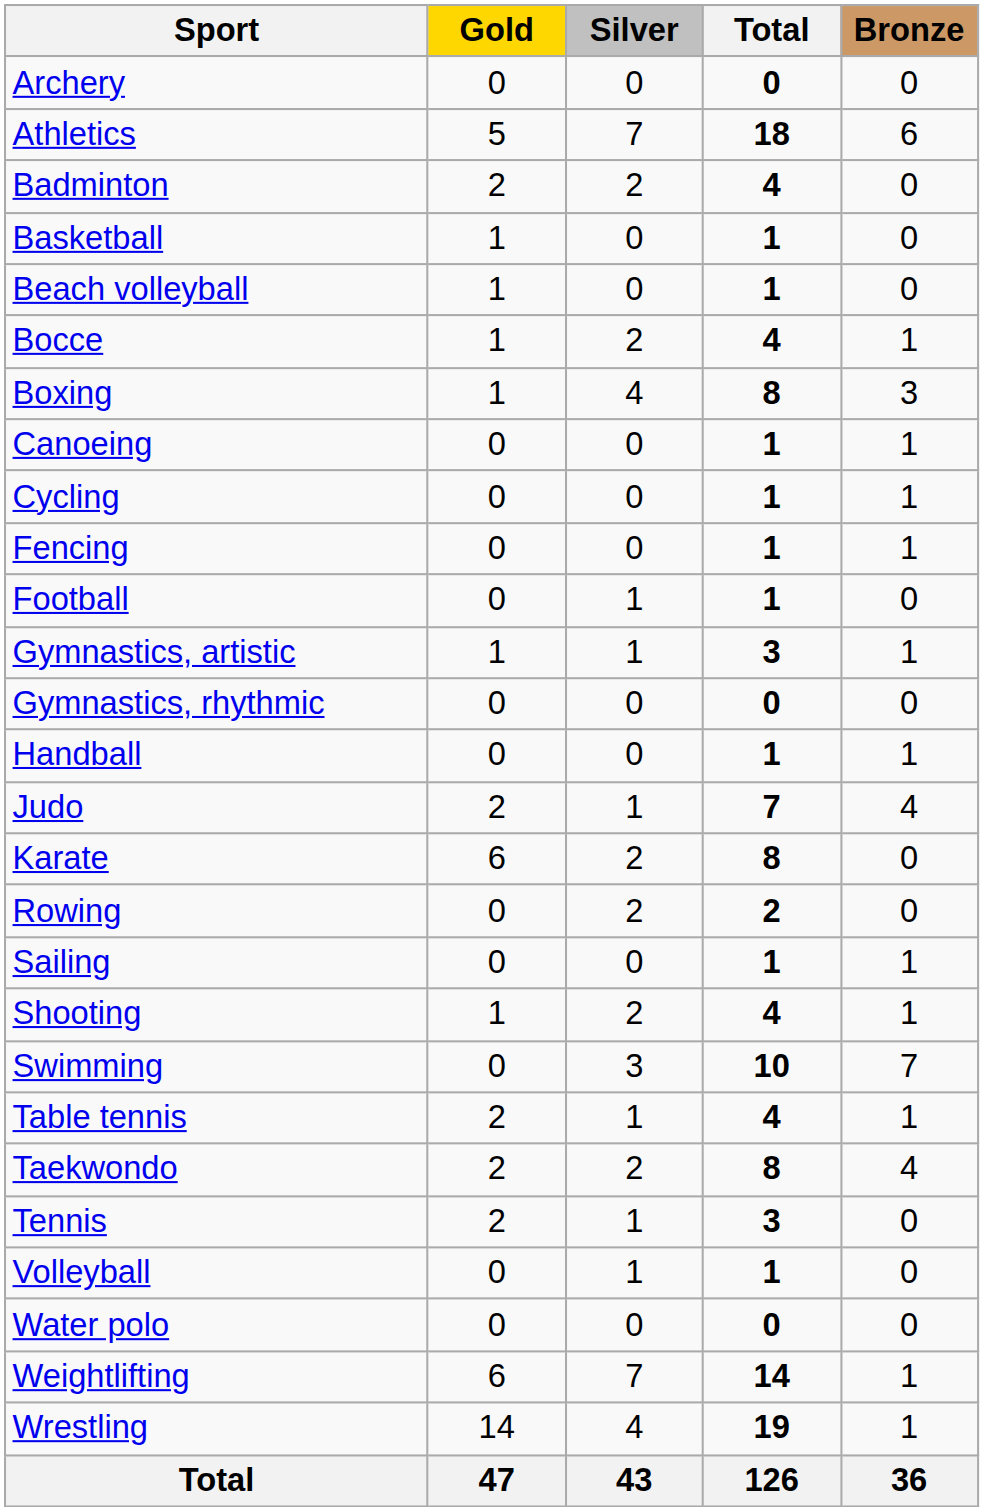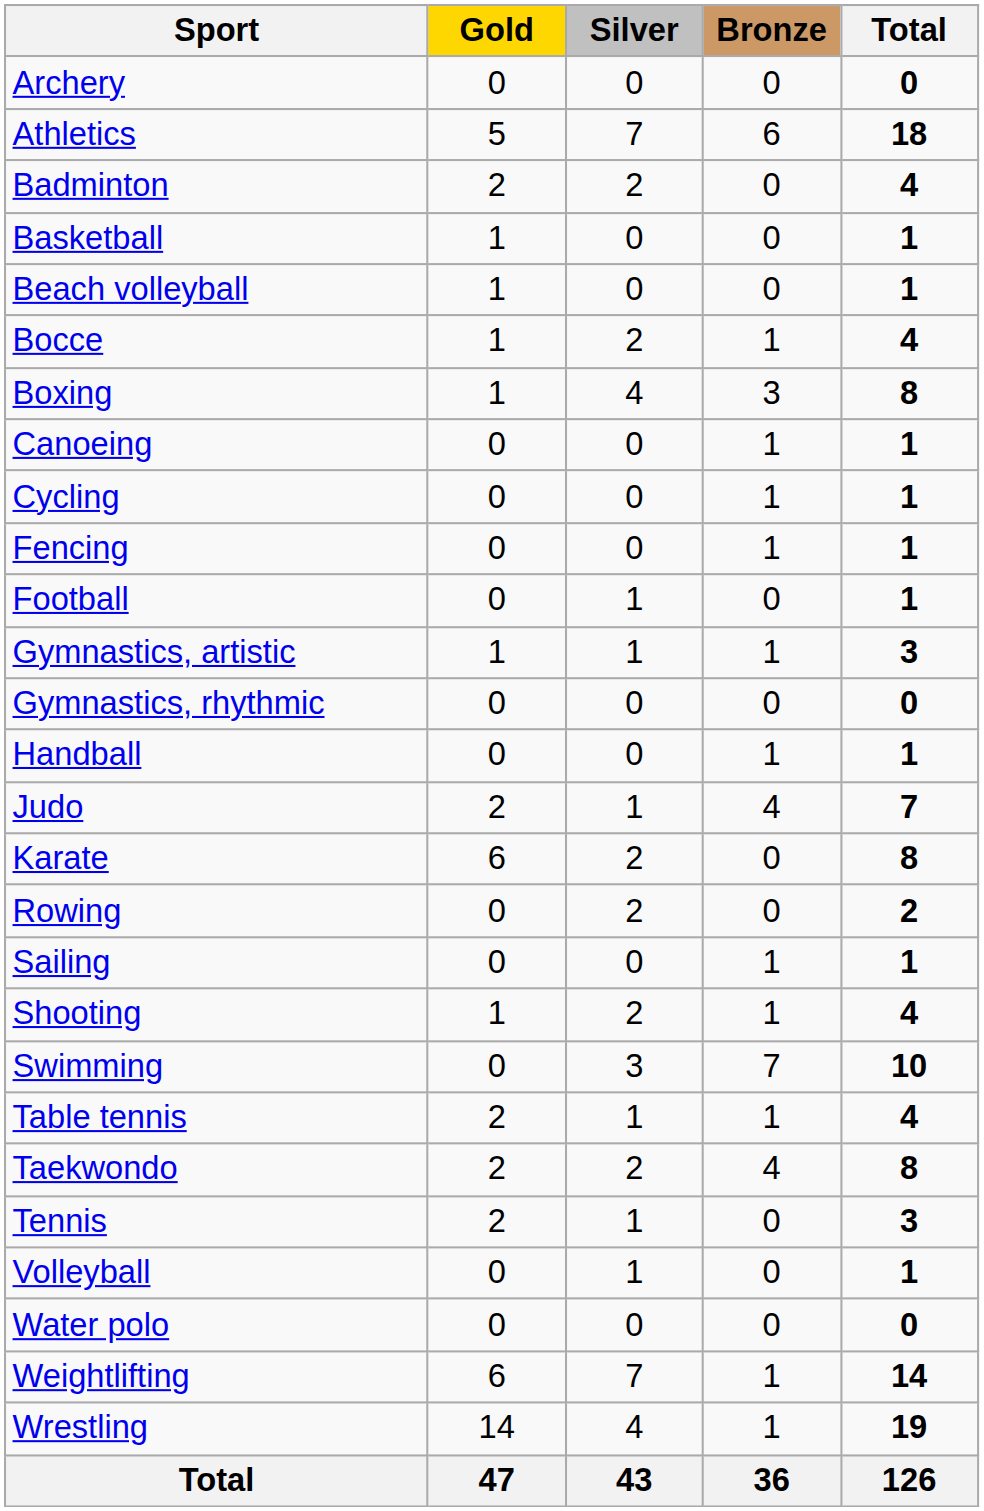columns swapped: (909, 30) <-> (772, 30)
